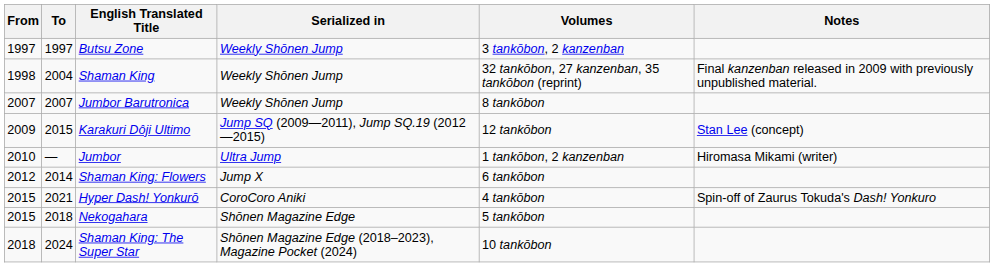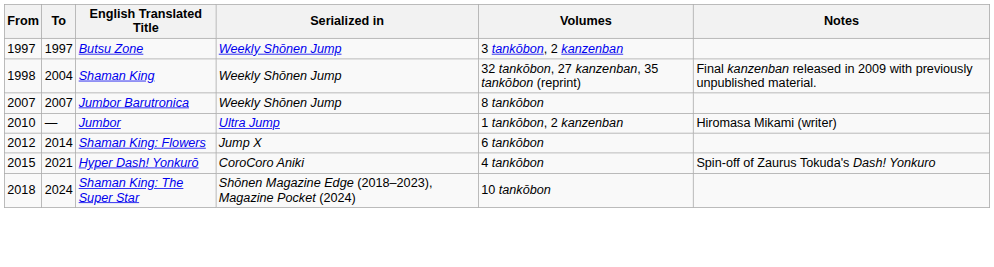- row: (135, 130)
- row: (113, 217)
